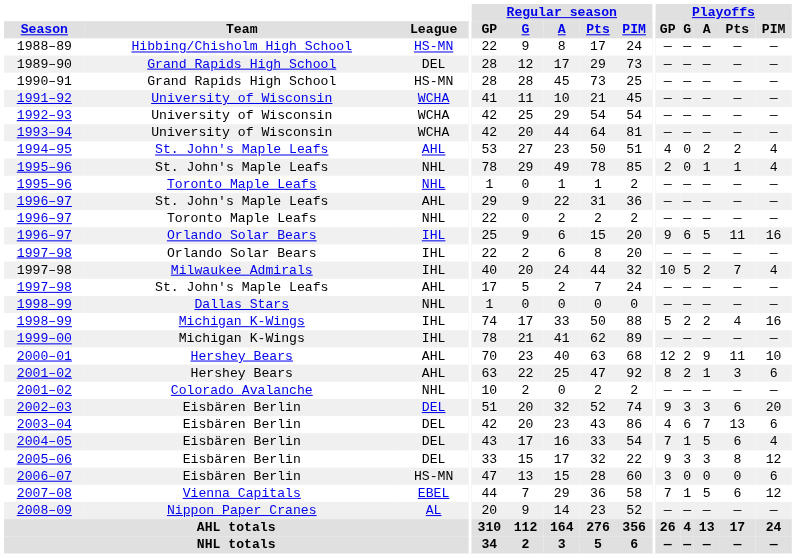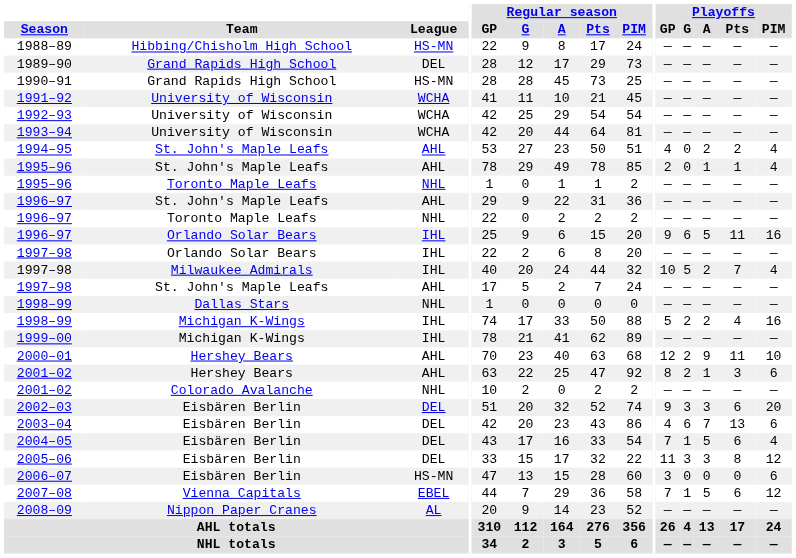(434, 167) NHL -> (434, 167) AHL
(668, 459) 9 -> (668, 459) 11
